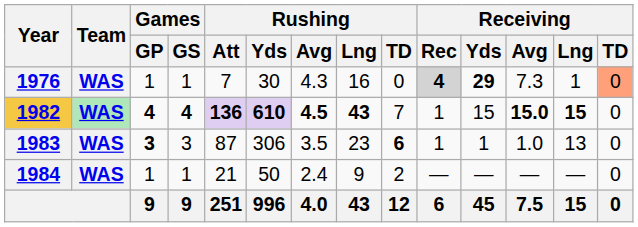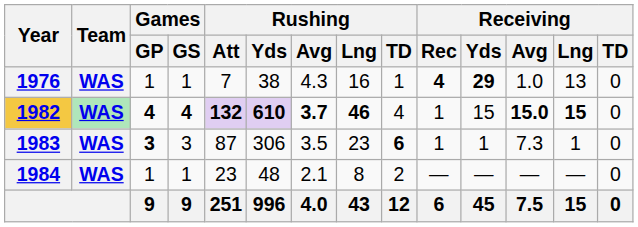(269, 81) 30 -> (269, 81) 38
(399, 81) 0 -> (399, 81) 1
(439, 81) lightgrey background -> (439, 81) no background
(530, 81) 7.3 -> (530, 81) 1.0
(575, 81) 1 -> (575, 81) 13
(615, 81) lightsalmon background -> (615, 81) no background
(226, 112) 136 -> (226, 112) 132
(314, 112) 4.5 -> (314, 112) 3.7
(359, 112) 43 -> (359, 112) 46
(399, 112) 7 -> (399, 112) 4
(530, 143) 1.0 -> (530, 143) 7.3
(575, 143) 13 -> (575, 143) 1
(226, 174) 21 -> (226, 174) 23
(269, 174) 50 -> (269, 174) 48
(314, 174) 2.4 -> (314, 174) 2.1
(359, 174) 9 -> (359, 174) 8
